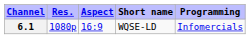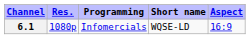columns swapped: (97, 12) <-> (210, 12)
